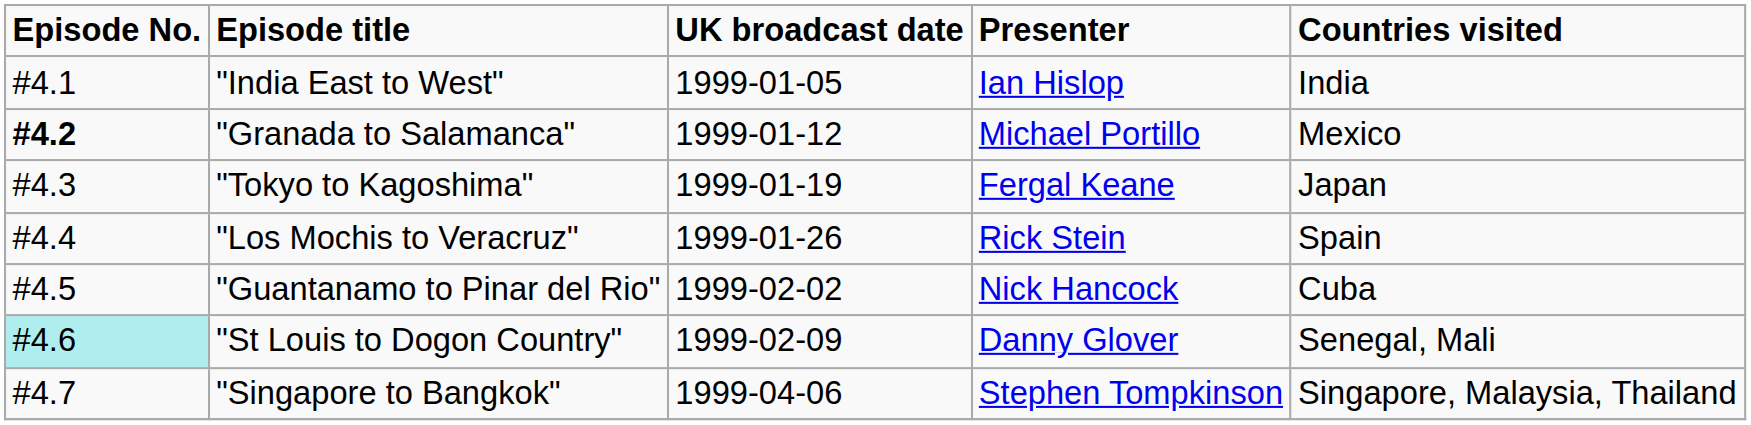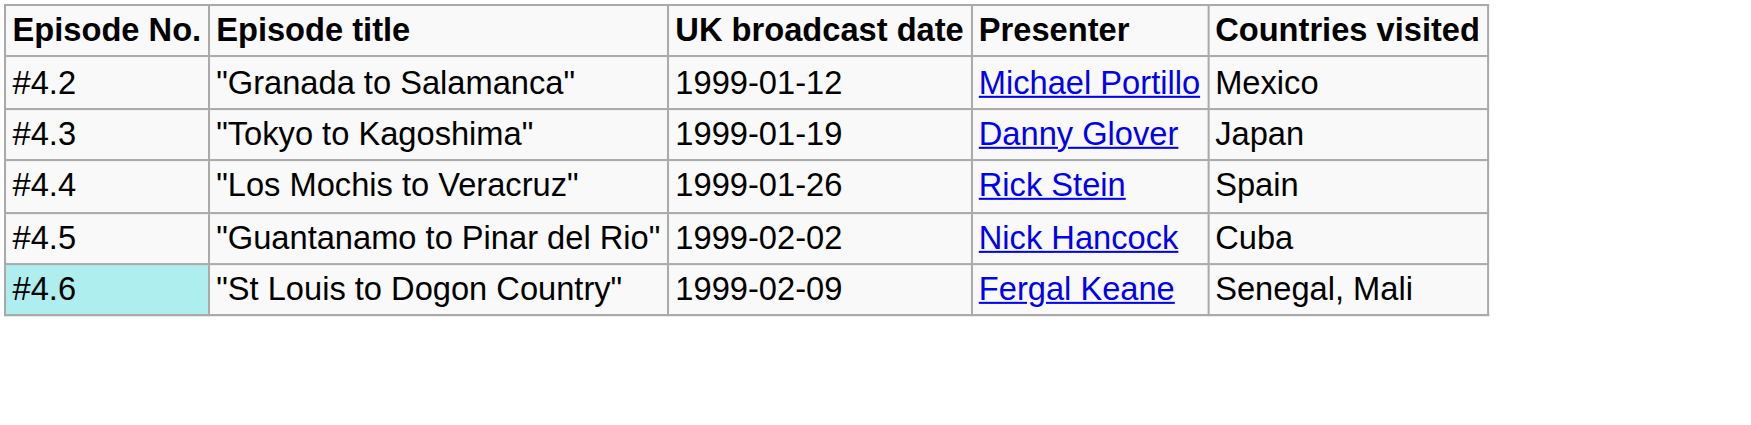- row: (360, 82)
(44, 133) bold -> (44, 82) normal
(1077, 185) Fergal Keane -> (1079, 133) Danny Glover
(1079, 340) Danny Glover -> (1077, 289) Fergal Keane
- row: (388, 392)
